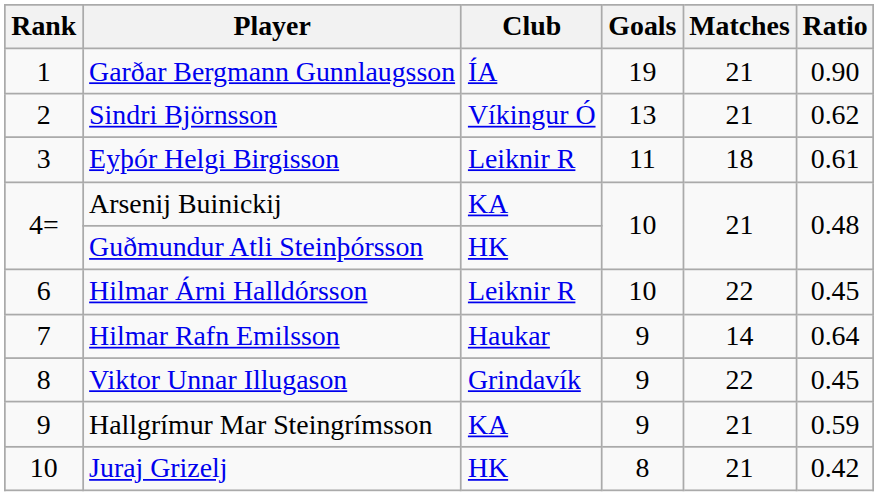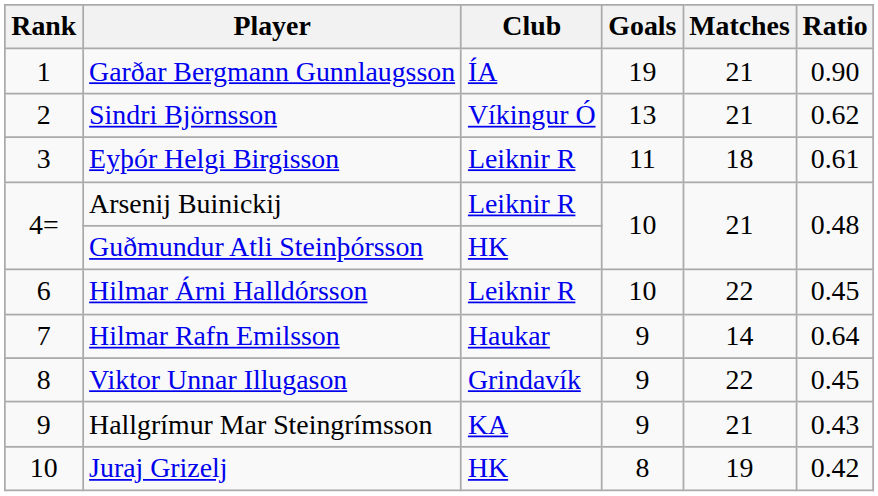(488, 203) KA -> (522, 203) Leiknir R
(835, 423) 0.59 -> (835, 423) 0.43
(740, 468) 21 -> (740, 468) 19
